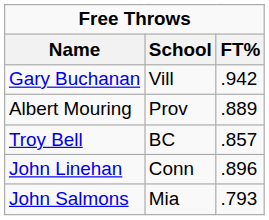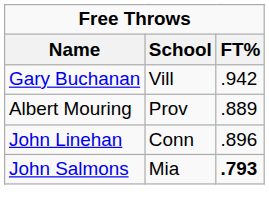- row: (46, 139)
(239, 199) normal -> (239, 169) bold
